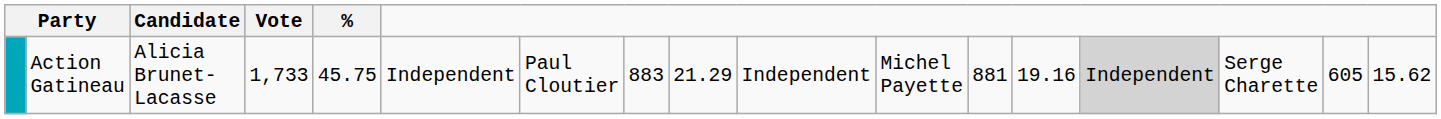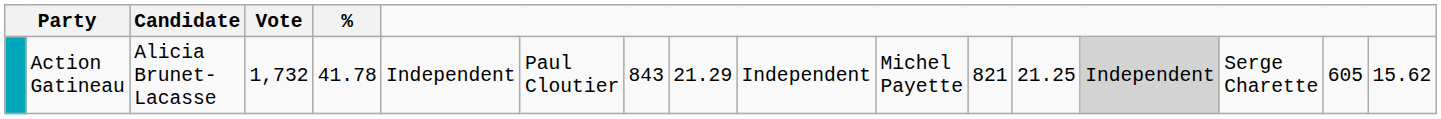(279, 75) 1,733 -> (279, 75) 1,732
(347, 75) 45.75 -> (347, 75) 41.78
(646, 75) 883 -> (646, 75) 843
(990, 75) 881 -> (990, 75) 821
(1046, 75) 19.16 -> (1046, 75) 21.25
